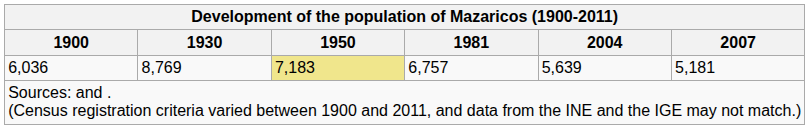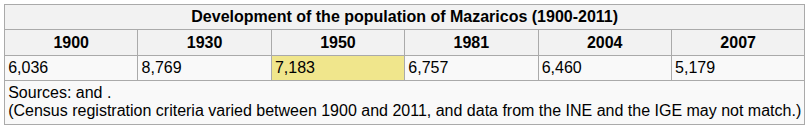(562, 67) 5,639 -> (562, 67) 6,460
(695, 67) 5,181 -> (695, 67) 5,179
